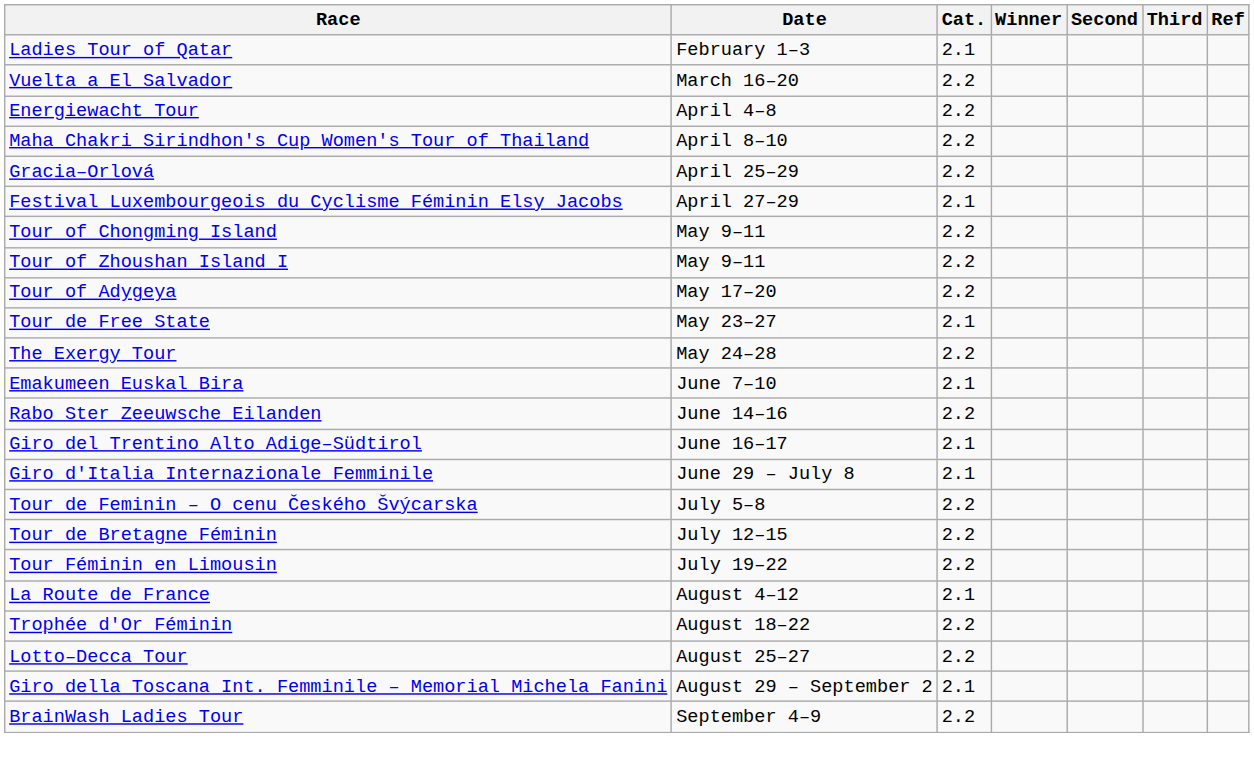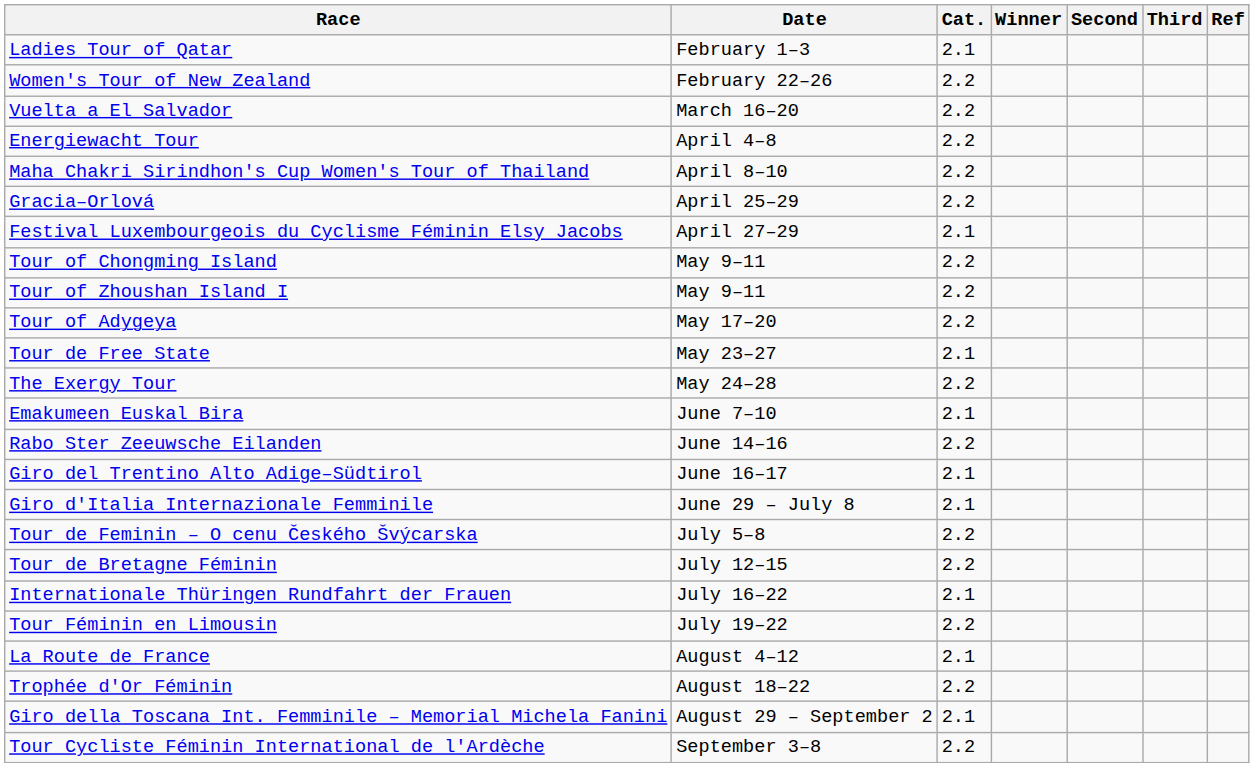+ row: (160, 80)
+ row: (260, 596)
- row: (98, 656)
+ row: (277, 747)
- row: (126, 717)
